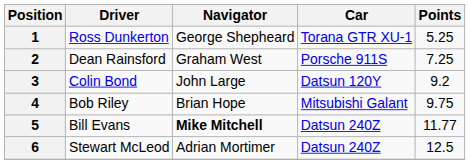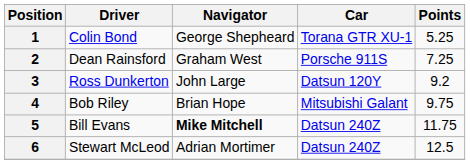(119, 37) Ross Dunkerton -> (103, 37) Colin Bond
(103, 81) Colin Bond -> (119, 81) Ross Dunkerton
(440, 125) 11.77 -> (440, 125) 11.75
